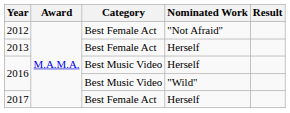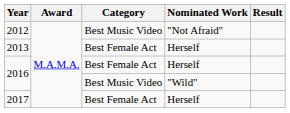(121, 30) Best Female Act -> (123, 30) Best Music Video
(123, 64) Best Music Video -> (121, 64) Best Female Act
